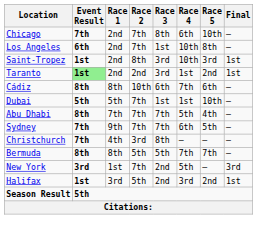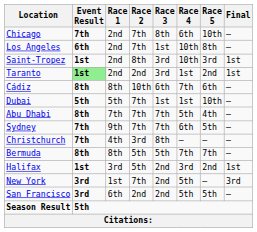rows swapped: (24, 181) <-> (26, 167)
+ row: (38, 194)
